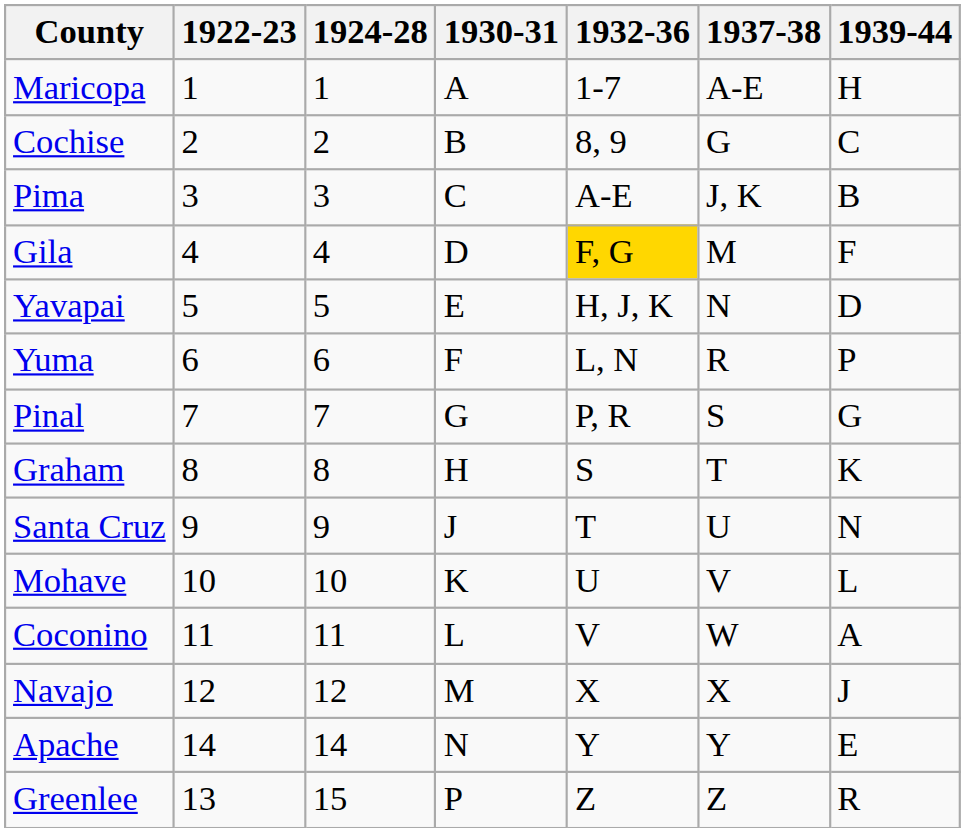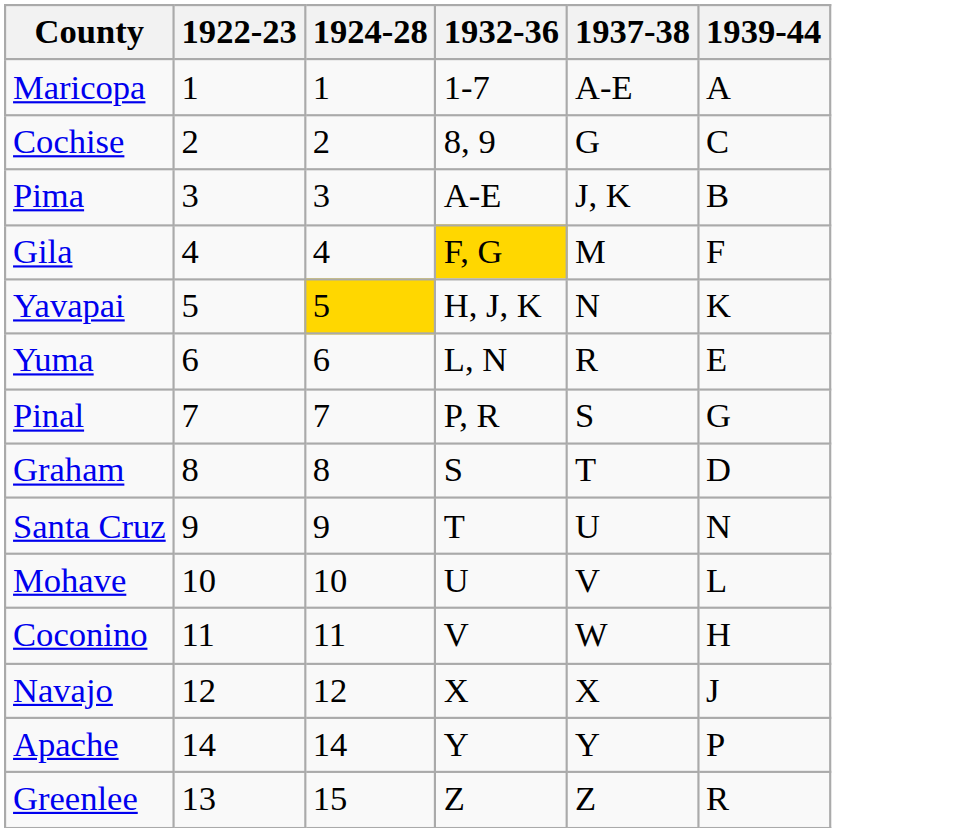- column: (501, 31)
(850, 86) H -> (719, 86) A
(321, 305) no background -> (321, 305) gold background
(850, 305) D -> (719, 305) K
(847, 360) P -> (717, 360) E
(850, 470) K -> (719, 470) D
(850, 634) A -> (719, 634) H
(848, 744) E -> (716, 744) P
